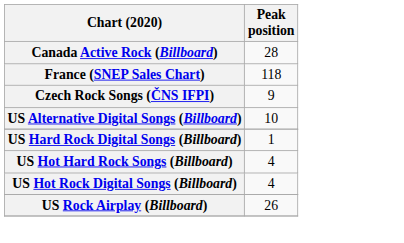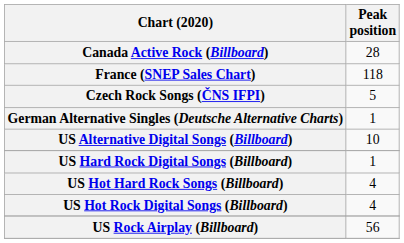(271, 96) 9 -> (373, 96) 5
+ row: (175, 118)
(271, 205) 26 -> (373, 227) 56
